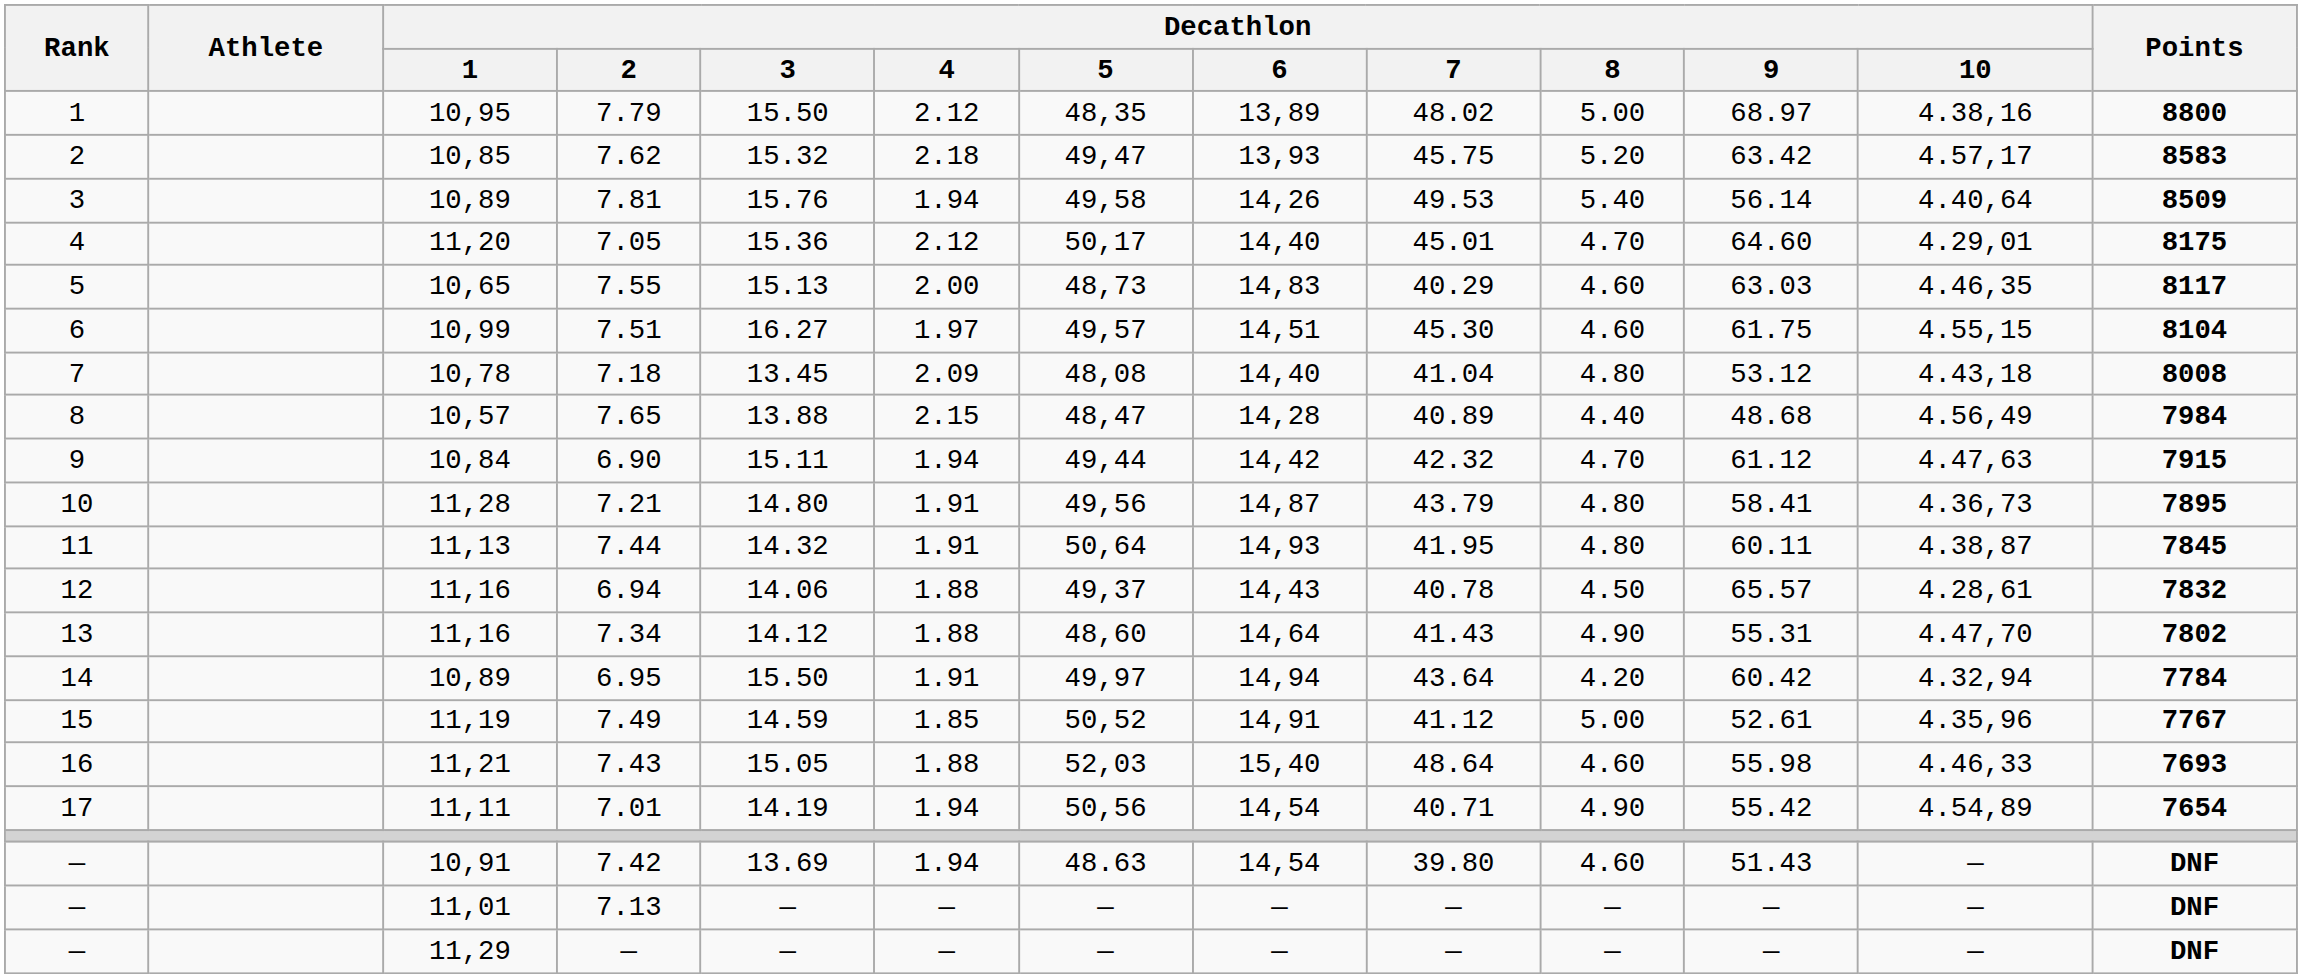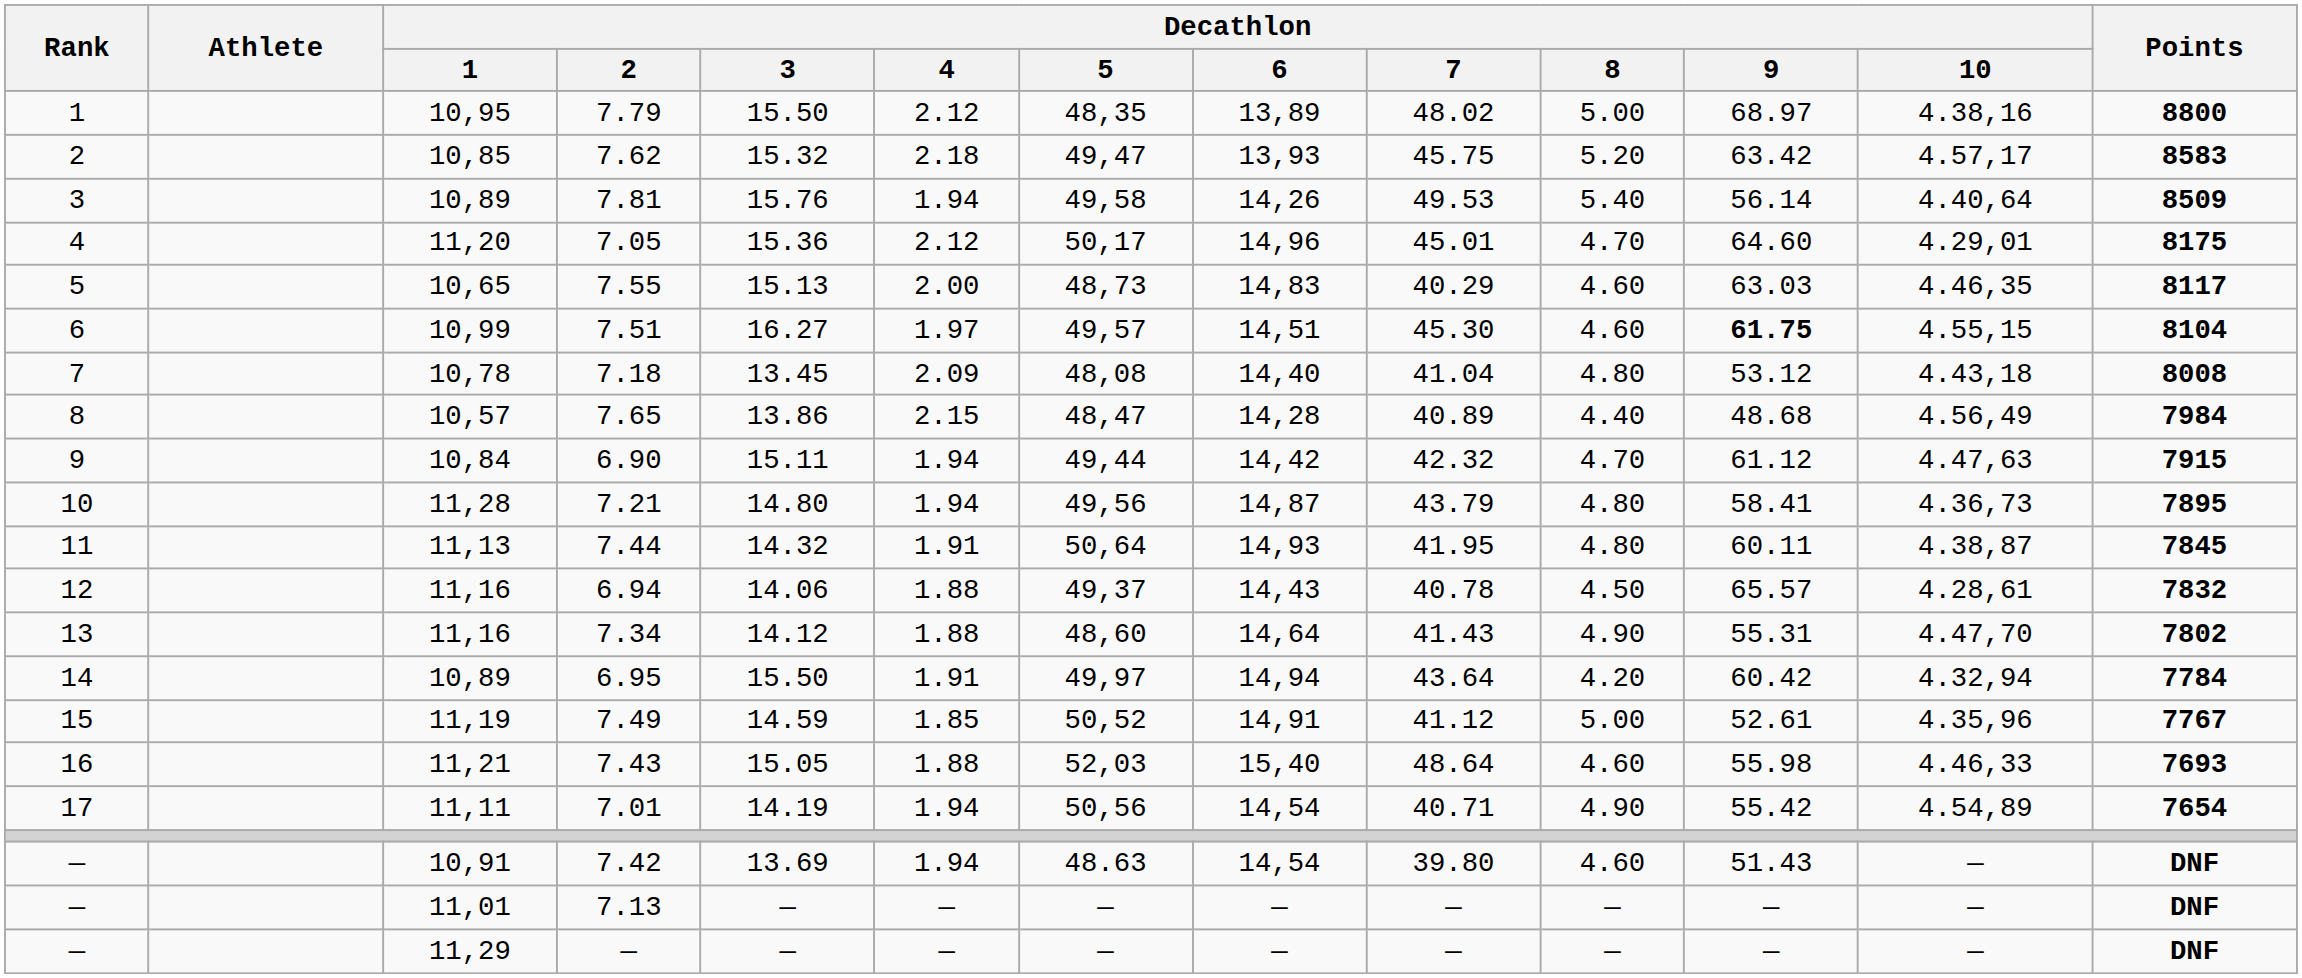(1280, 244) 14,40 -> (1280, 244) 14,96
(1771, 331) normal -> (1771, 331) bold
(788, 417) 13.88 -> (788, 417) 13.86
(947, 504) 1.91 -> (947, 504) 1.94
